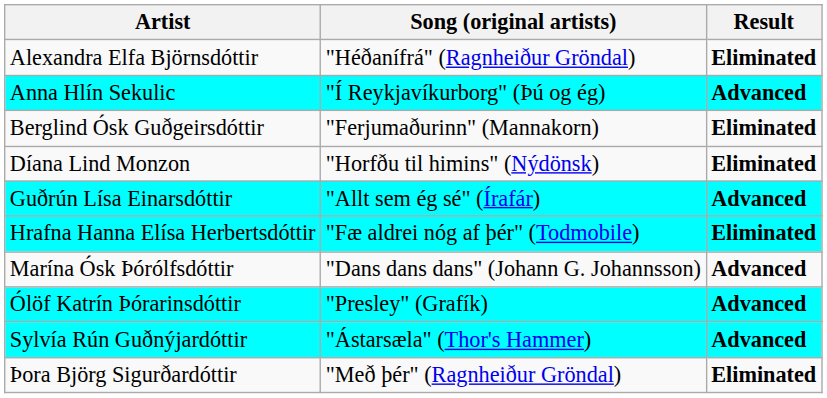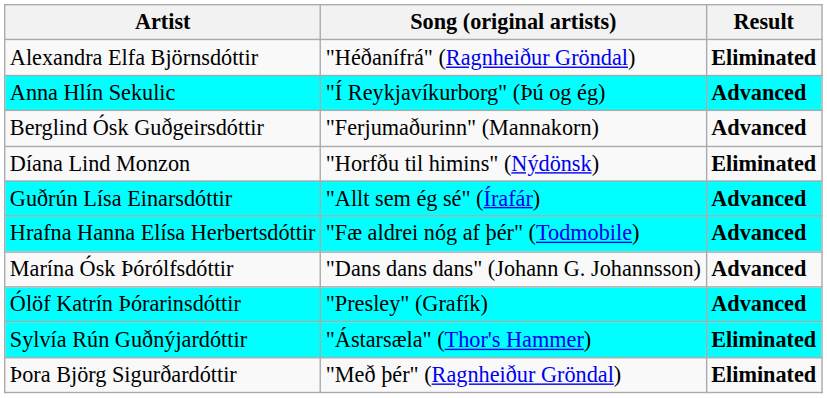(764, 127) Eliminated -> (759, 127) Advanced
(764, 233) Eliminated -> (759, 233) Advanced
(759, 339) Advanced -> (764, 339) Eliminated
